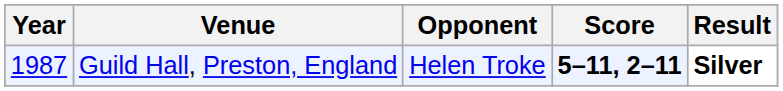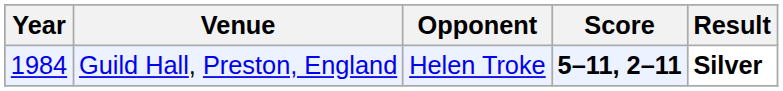(39, 65) 1987 -> (39, 65) 1984
